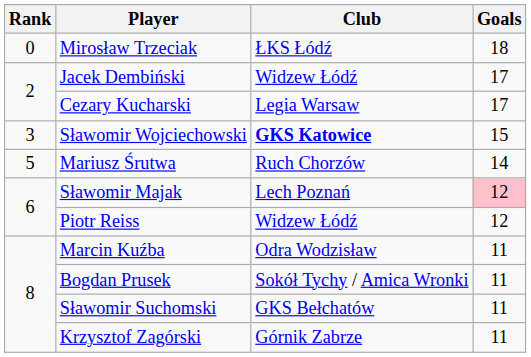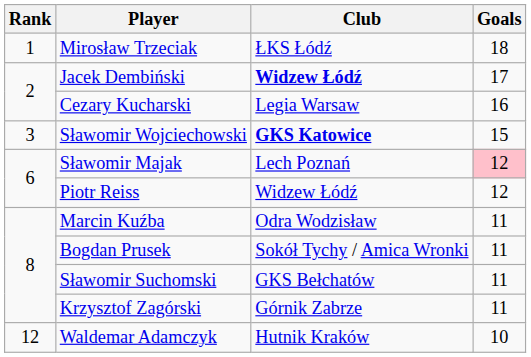(30, 47) 0 -> (30, 47) 1
(306, 76) normal -> (309, 76) bold
(499, 105) 17 -> (499, 105) 16
- row: (118, 163)
+ row: (138, 337)
